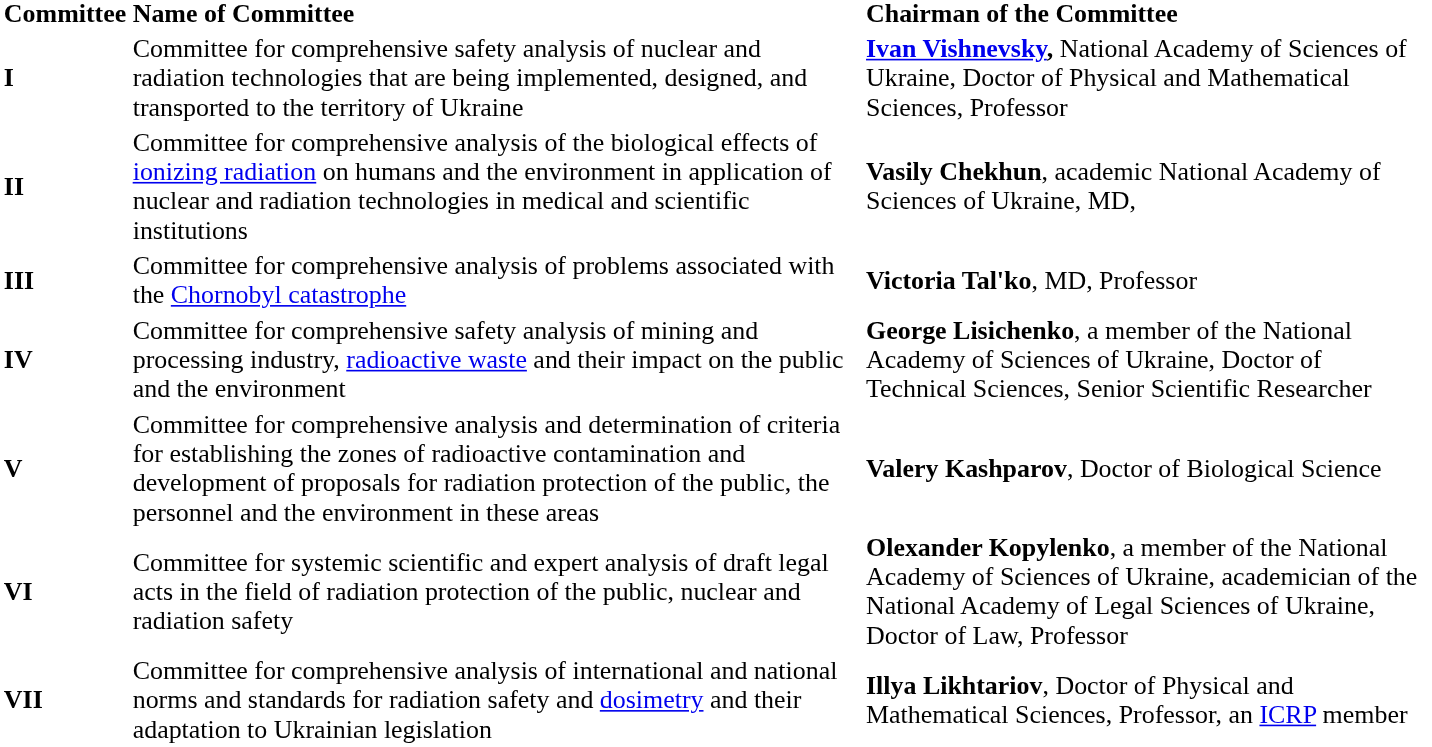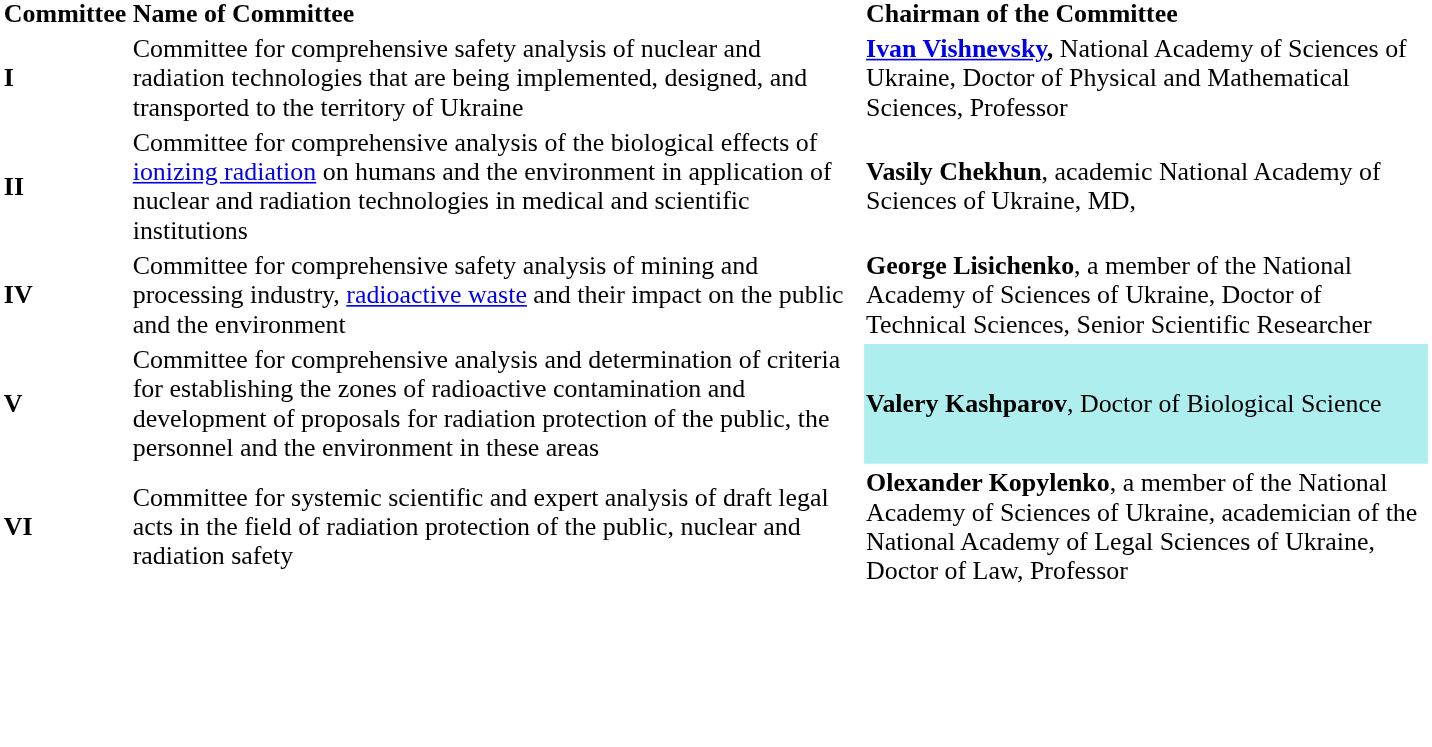- row: (19, 280)
(1124, 468) no background -> (1124, 403) paleturquoise background
- row: (23, 700)
